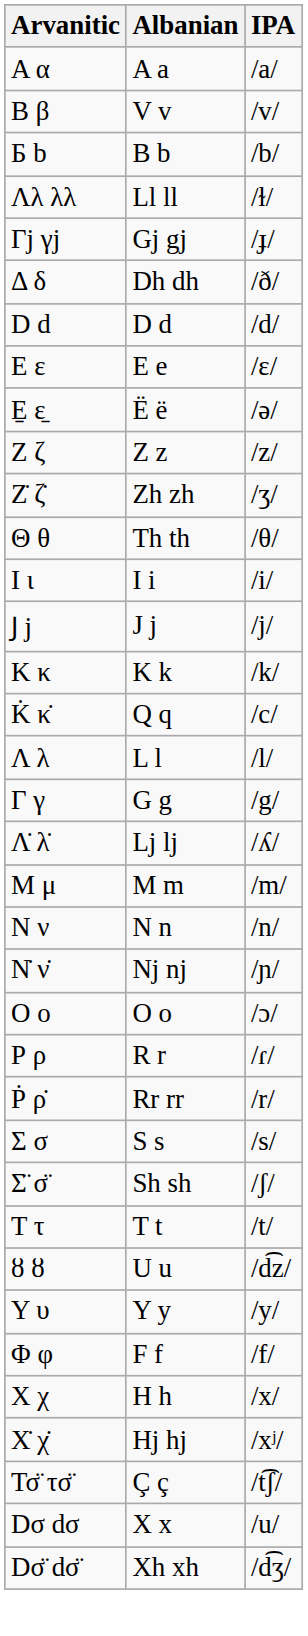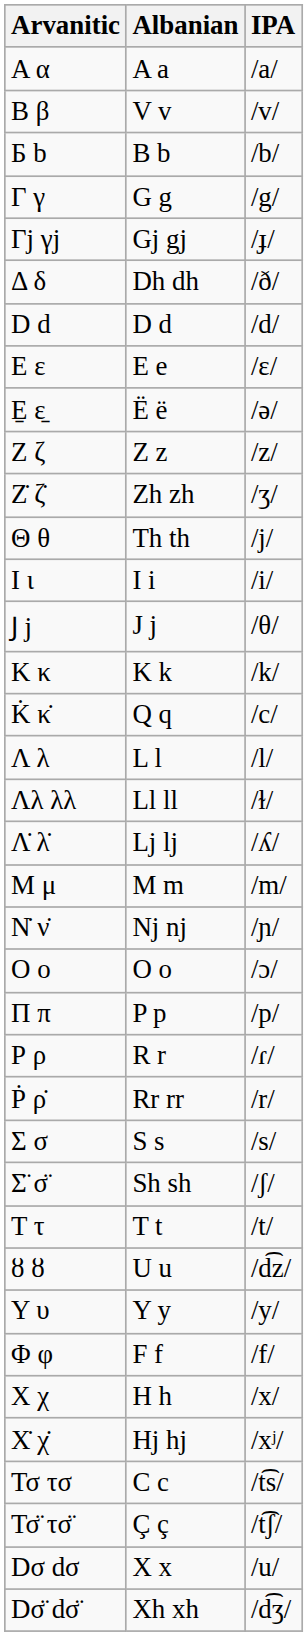rows swapped: (28, 799) <-> (44, 196)
(265, 537) /θ/ -> (262, 537) /j/
(262, 625) /j/ -> (265, 625) /θ/
- row: (30, 927)
+ row: (31, 1013)
+ row: (42, 1481)
